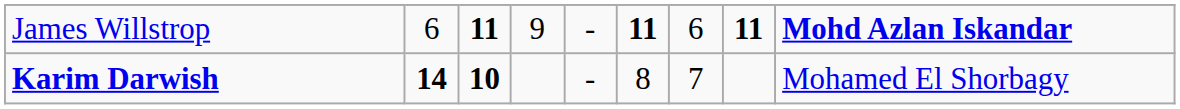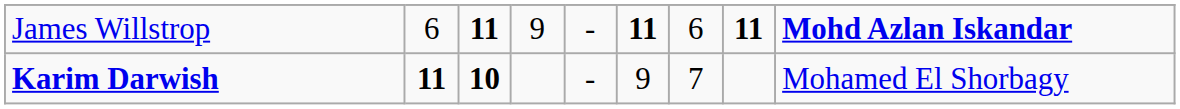(432, 77) 14 -> (432, 77) 11
(643, 77) 8 -> (643, 77) 9
